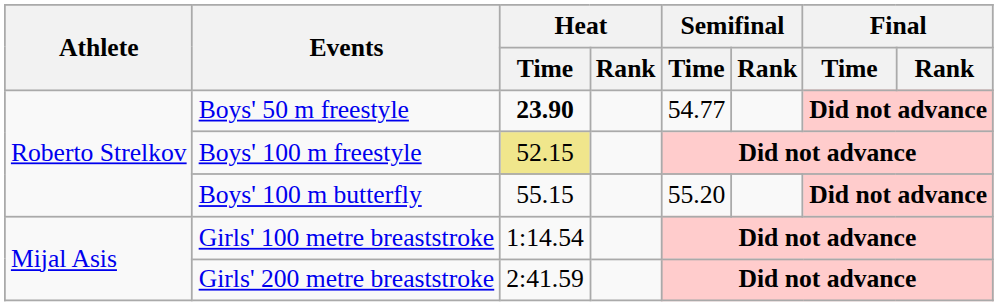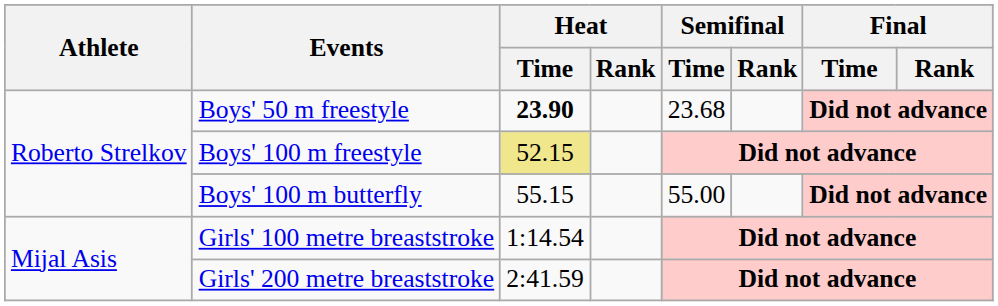(696, 110) 54.77 -> (696, 110) 23.68
(696, 195) 55.20 -> (696, 195) 55.00
